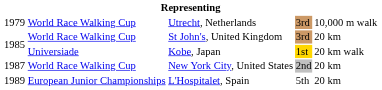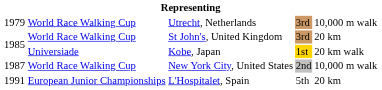(328, 66) 20 km -> (346, 66) 10,000 m walk
(15, 80) 1989 -> (15, 80) 1991
